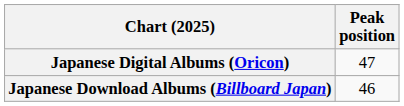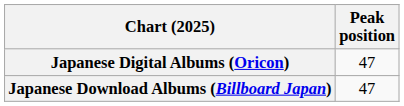(367, 88) 46 -> (367, 88) 47
